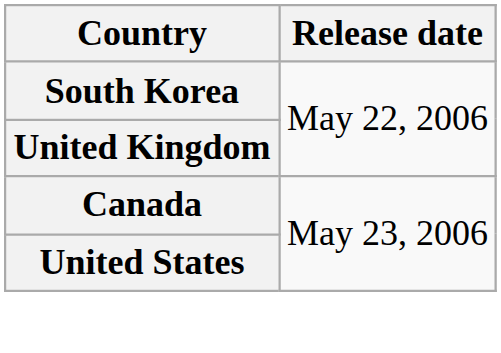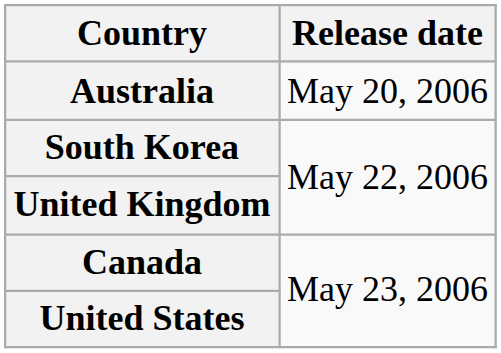+ row: (142, 90)
